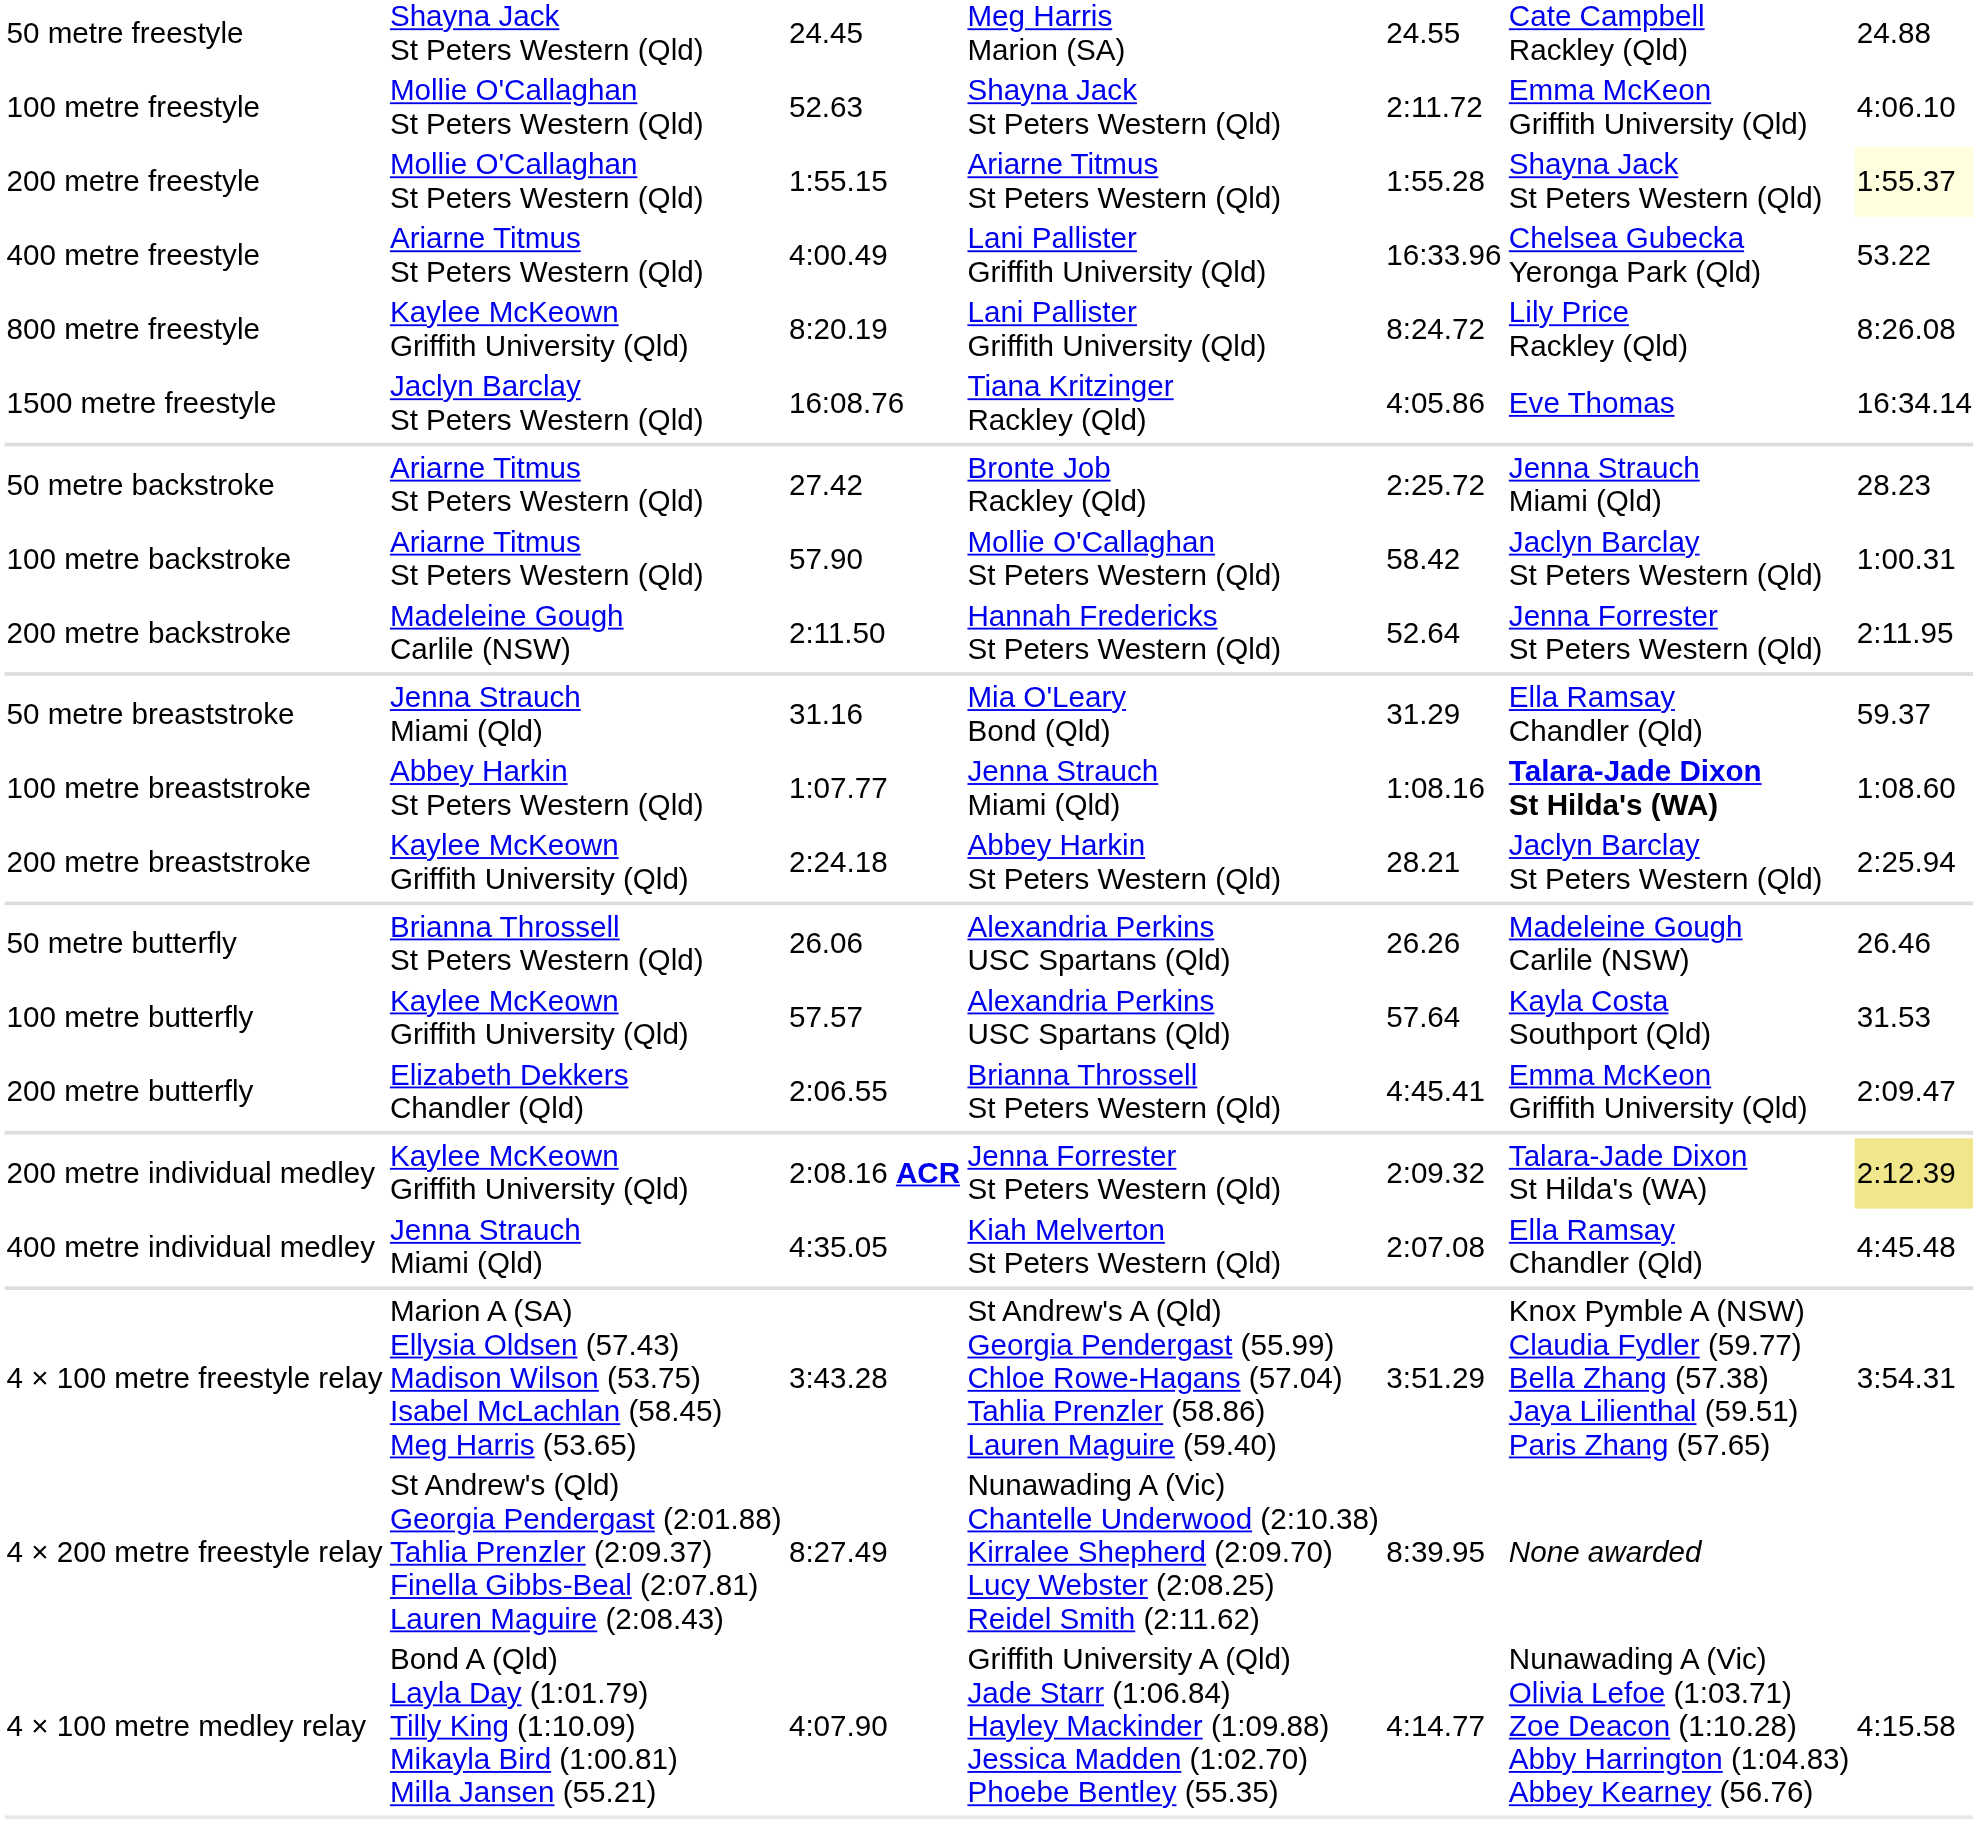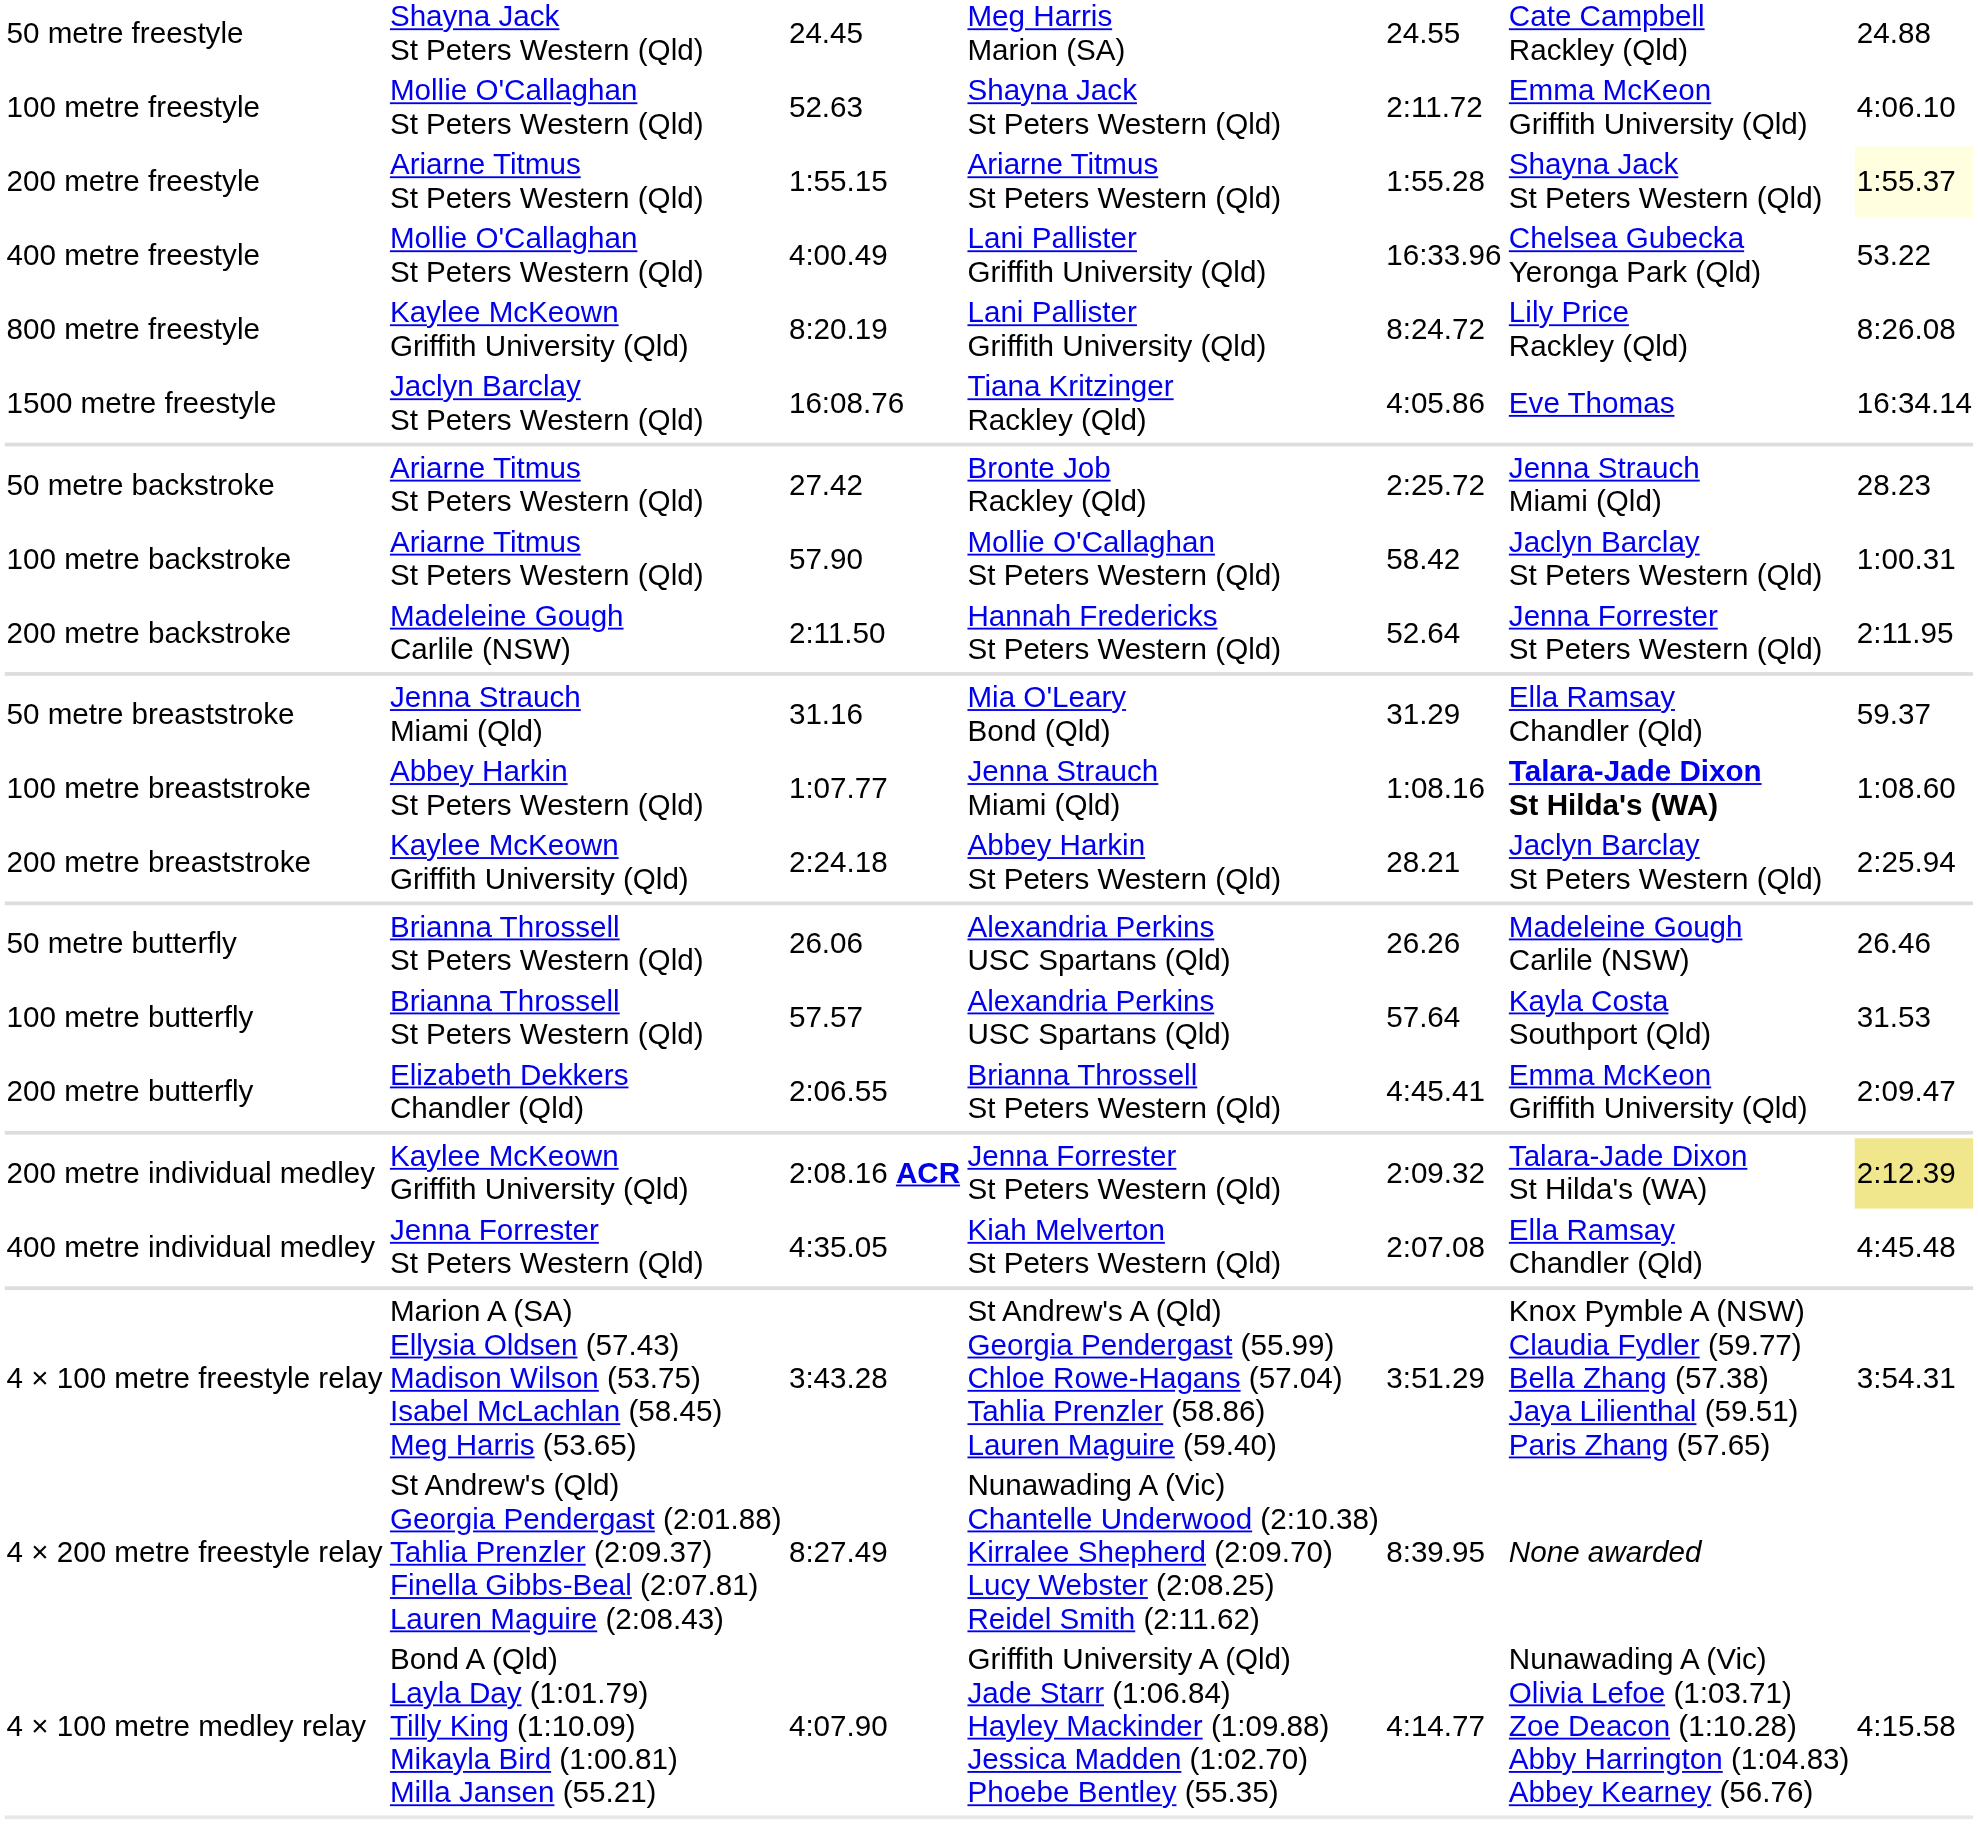(547, 181) Mollie O'Callaghan St Peters Western (Qld) -> (547, 181) Ariarne Titmus St Peters Western (Qld)
(547, 255) Ariarne Titmus St Peters Western (Qld) -> (547, 255) Mollie O'Callaghan St Peters Western (Qld)
(539, 1017) Kaylee McKeown Griffith University (Qld) -> (547, 1017) Brianna Throssell St Peters Western (Qld)
(485, 1247) Jenna Strauch Miami (Qld) -> (547, 1247) Jenna Forrester St Peters Western (Qld)
